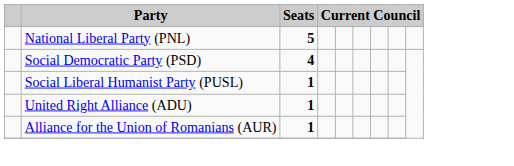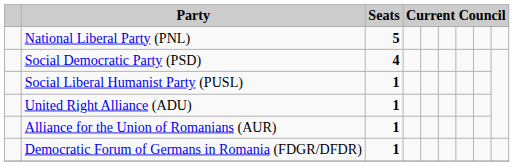+ row: (193, 149)
